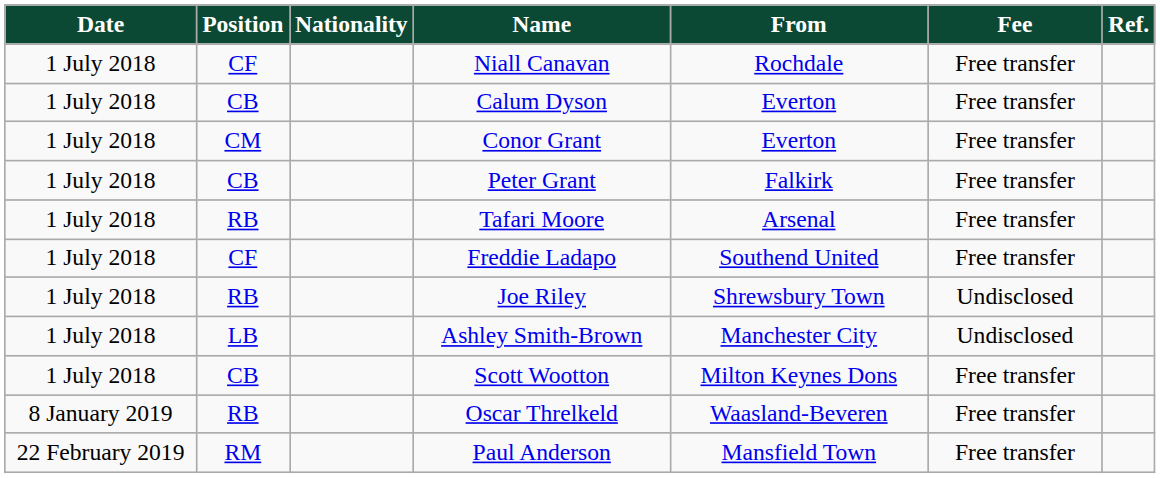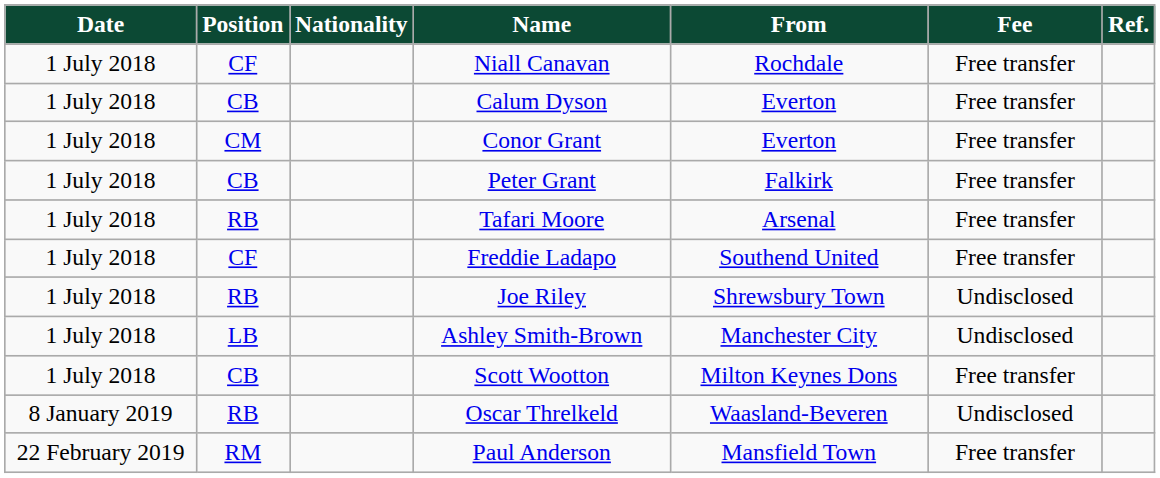(1015, 413) Free transfer -> (1015, 413) Undisclosed
